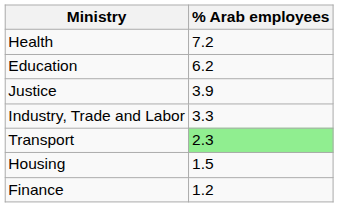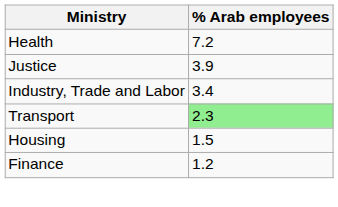- row: (43, 66)
(203, 115) 3.3 -> (203, 91) 3.4
